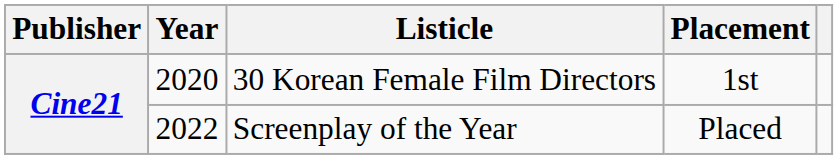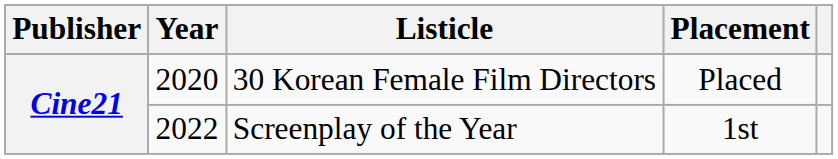(740, 79) 1st -> (740, 79) Placed
(740, 128) Placed -> (740, 128) 1st
